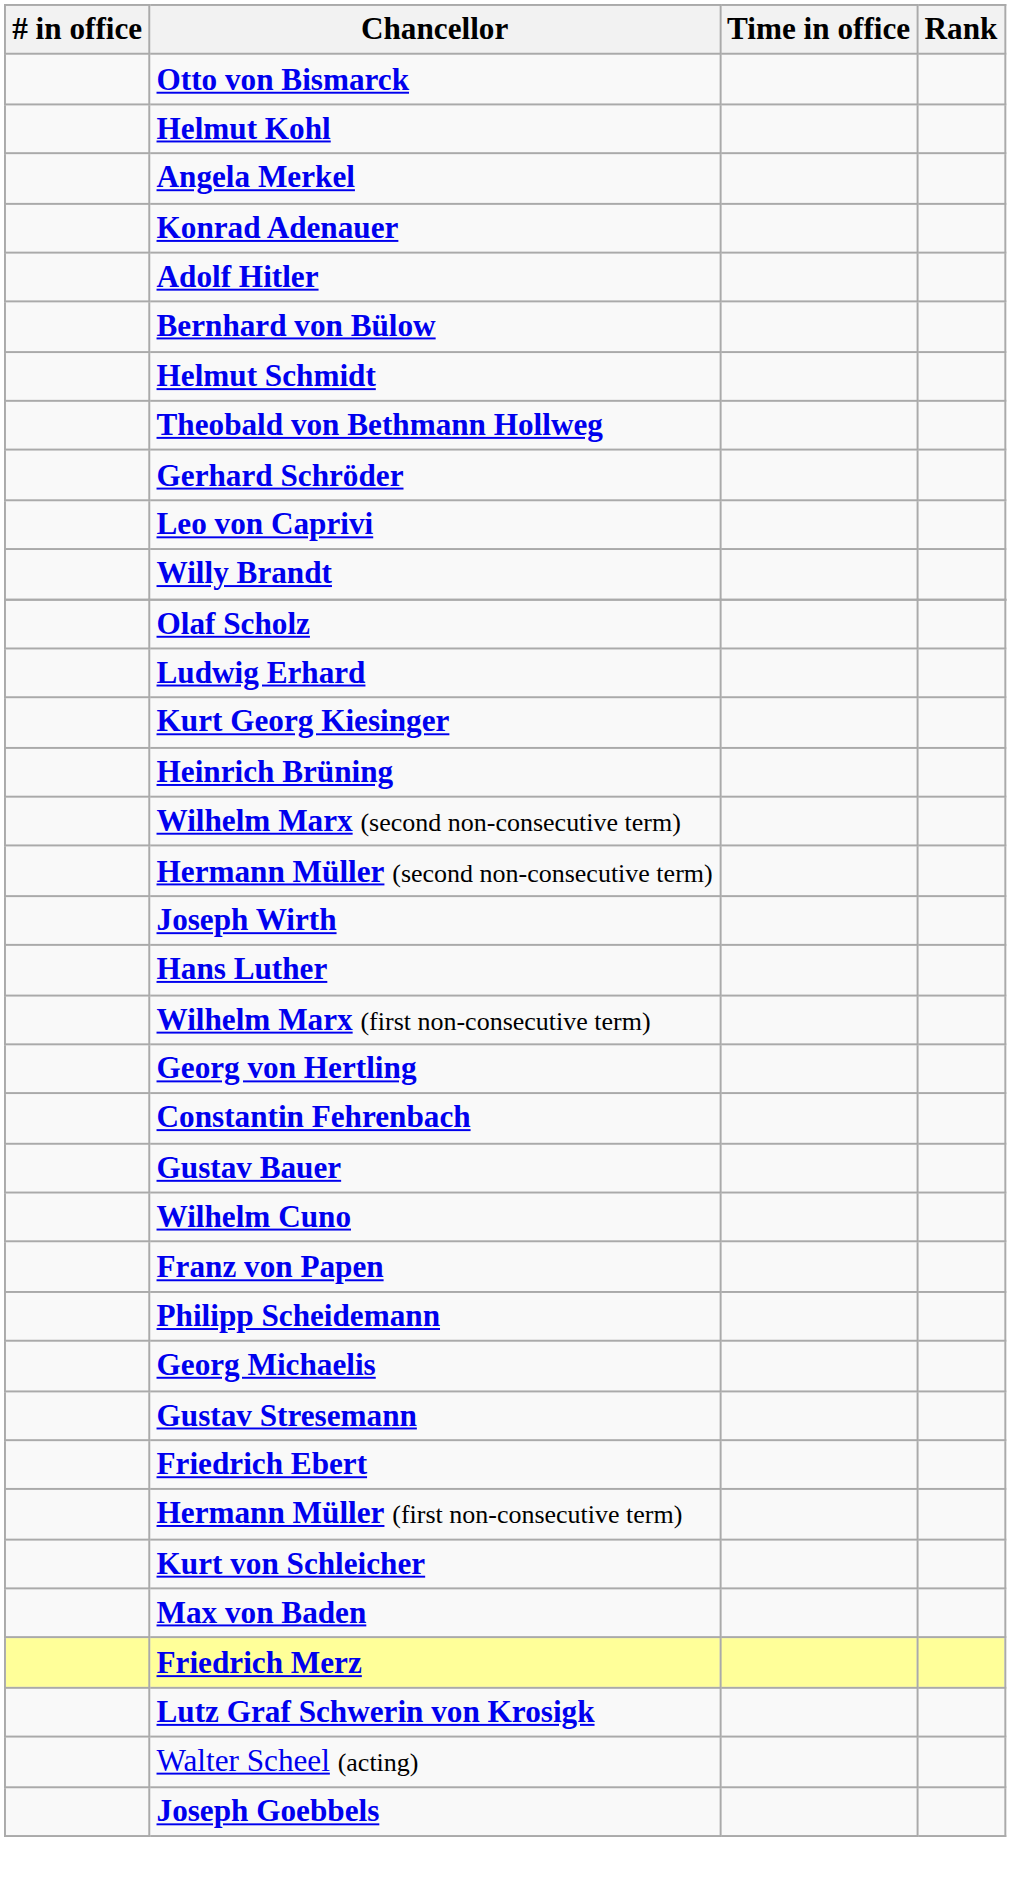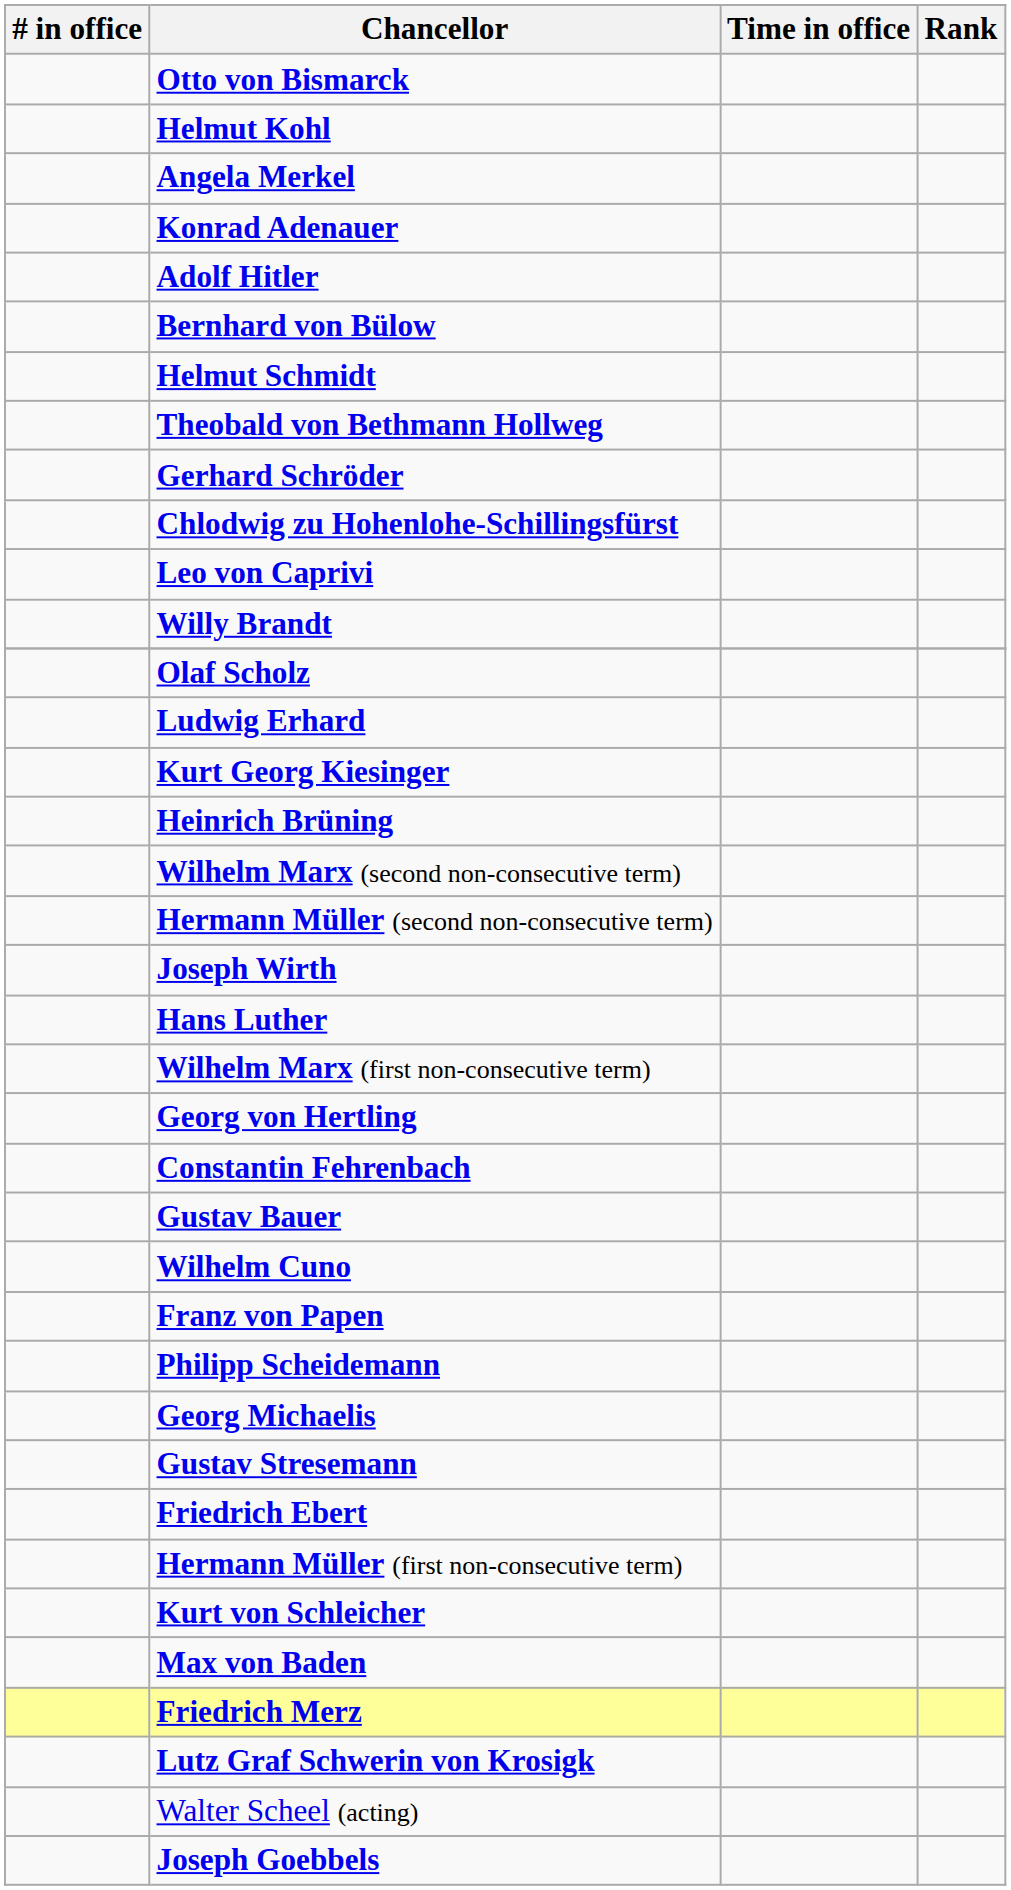+ row: (417, 524)
